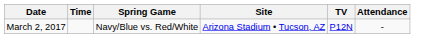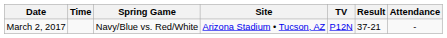+ column: (371, 12)
